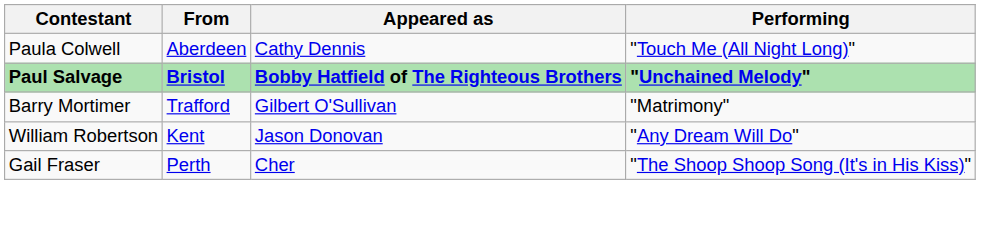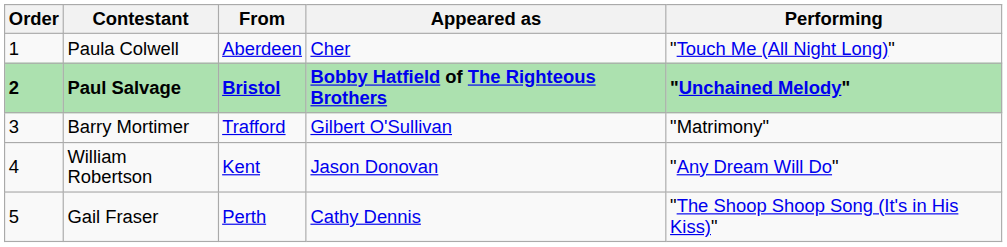+ column: (34, 19)
(310, 48) Cathy Dennis -> (330, 48) Cher
(275, 164) Cher -> (366, 216) Cathy Dennis
